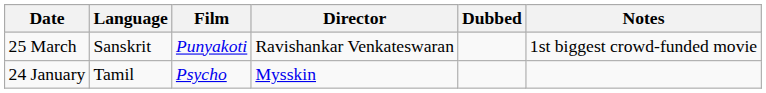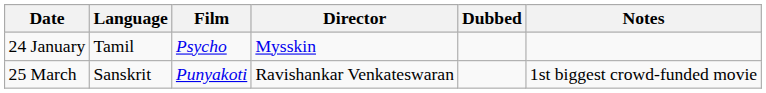rows swapped: (47, 74) <-> (43, 46)
